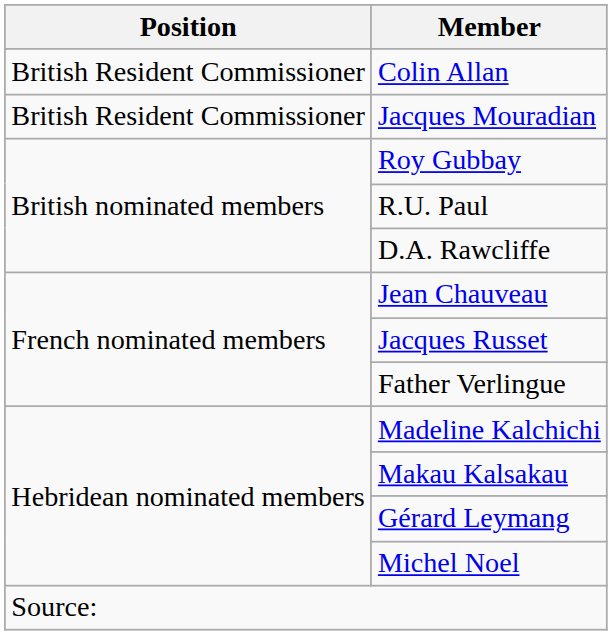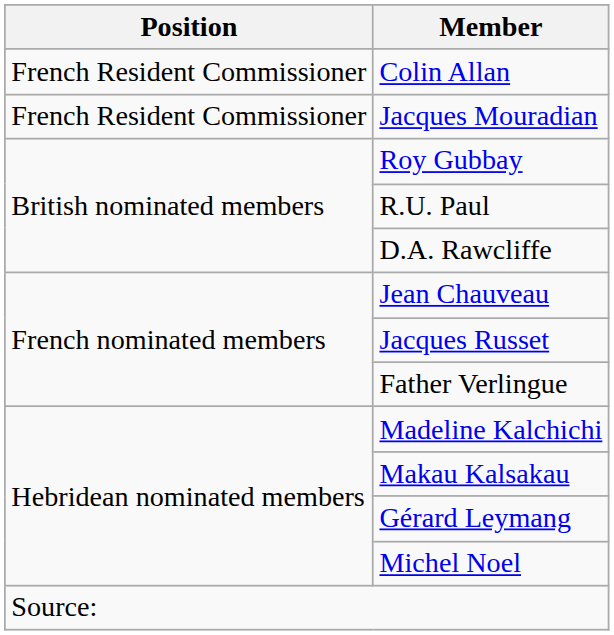(188, 71) British Resident Commissioner -> (189, 71) French Resident Commissioner
(188, 116) British Resident Commissioner -> (189, 116) French Resident Commissioner
